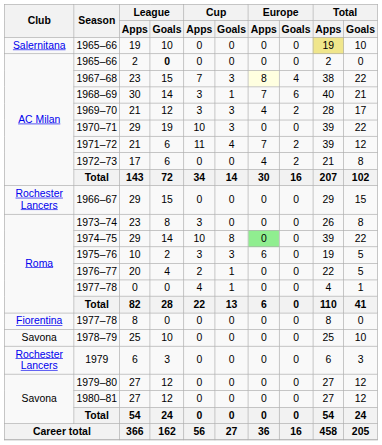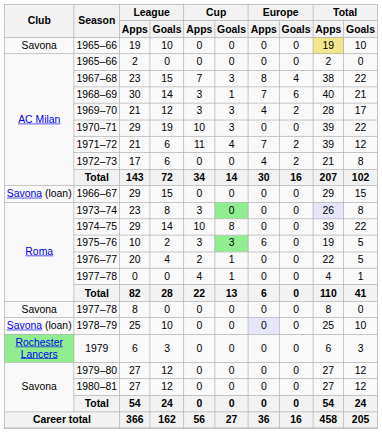(39, 45) Salernitana -> (39, 45) Savona
(167, 62) bold -> (167, 62) normal
(264, 78) lightyellow background -> (264, 78) no background
(39, 200) Rochester Lancers -> (39, 194) Savona (loan)
(232, 222) no background -> (232, 210) lightgreen background
(328, 222) no background -> (328, 210) lavender background
(264, 238) lightgreen background -> (264, 227) no background
(232, 255) no background -> (232, 243) lightgreen background
(39, 321) Fiorentina -> (39, 309) Savona
(39, 337) Savona -> (39, 326) Savona (loan)
(264, 337) no background -> (264, 326) lavender background
(39, 360) no background -> (39, 348) lightgreen background
